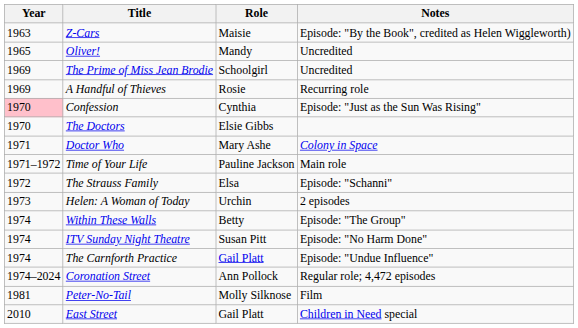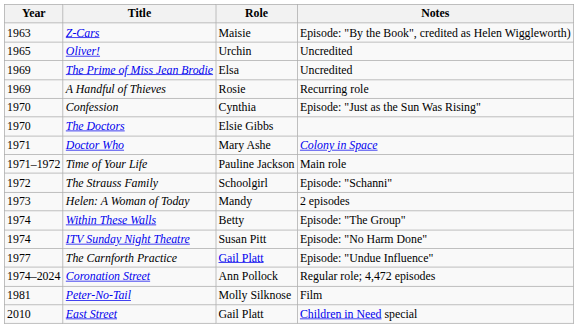(235, 51) Mandy -> (235, 51) Urchin
(243, 70) Schoolgirl -> (229, 70) Elsa
(19, 107) pink background -> (19, 107) no background
(229, 182) Elsa -> (243, 182) Schoolgirl
(235, 201) Urchin -> (235, 201) Mandy
(19, 257) 1974 -> (19, 257) 1977
